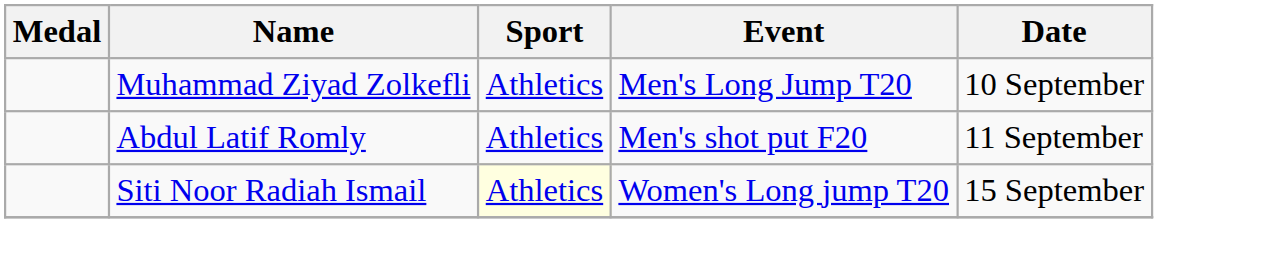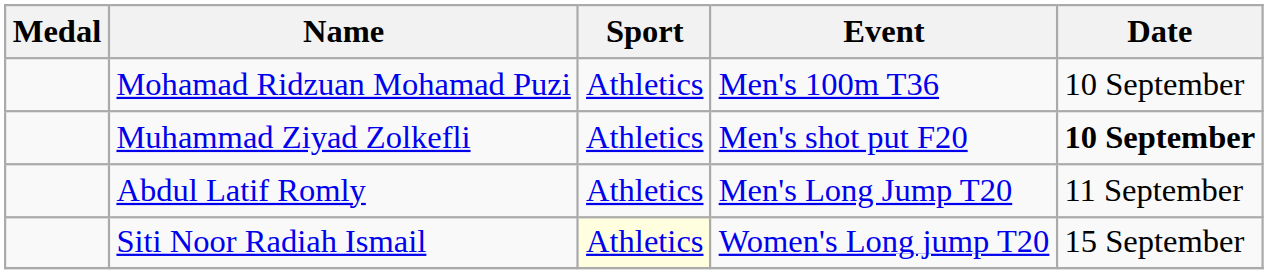+ row: (344, 83)
(765, 83) Men's Long Jump T20 -> (843, 136) Men's shot put F20
(1054, 83) normal -> (1160, 136) bold
(743, 136) Men's shot put F20 -> (865, 188) Men's Long Jump T20
